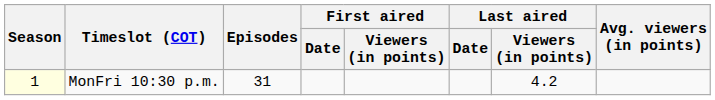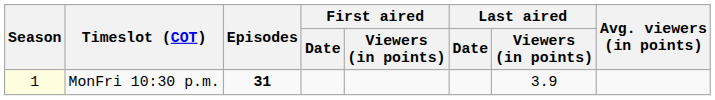(262, 82) normal -> (262, 82) bold
(544, 82) 4.2 -> (544, 82) 3.9
